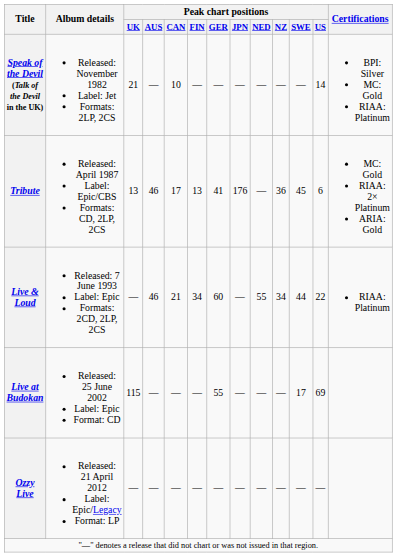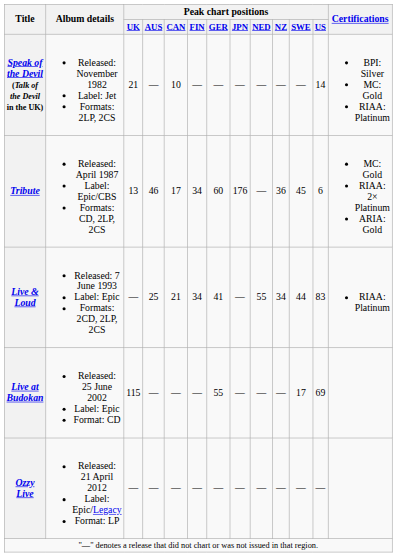(197, 191) 13 -> (197, 191) 34
(218, 191) 41 -> (218, 191) 60
(154, 297) 46 -> (154, 297) 25
(218, 297) 60 -> (218, 297) 41
(320, 297) 22 -> (320, 297) 83
